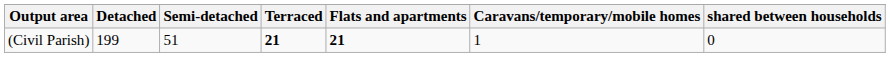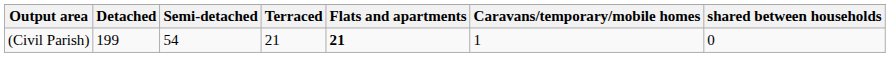(171, 40) 51 -> (171, 40) 54
(272, 40) bold -> (272, 40) normal
